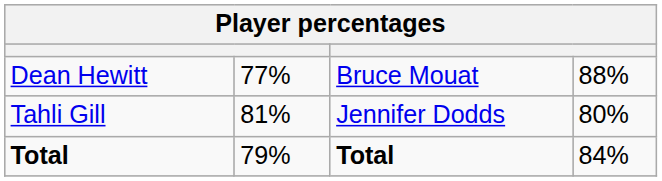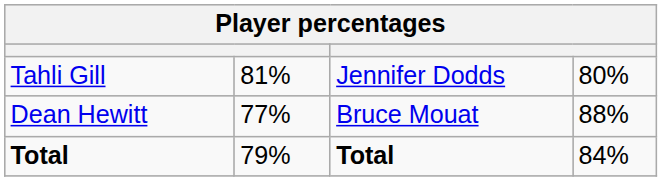rows swapped: (58, 115) <-> (79, 75)
